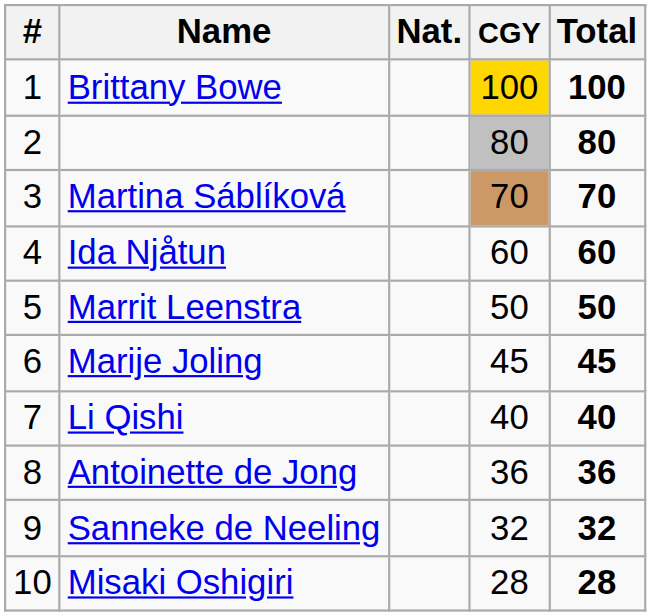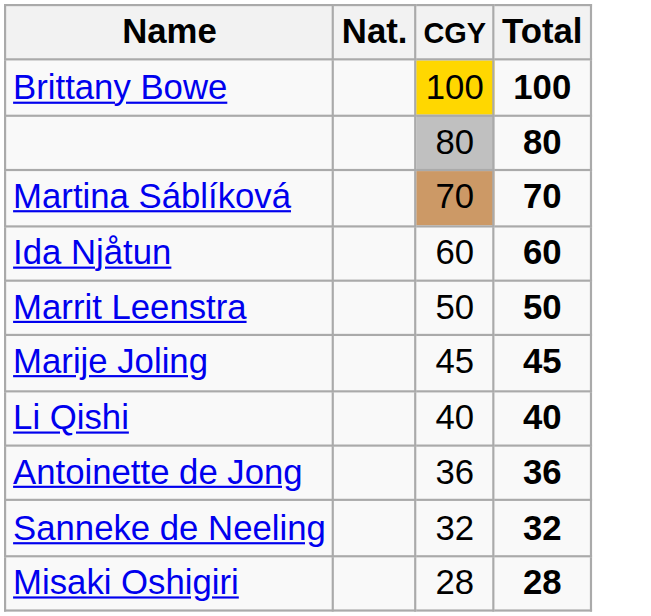- column: (32, 32)
